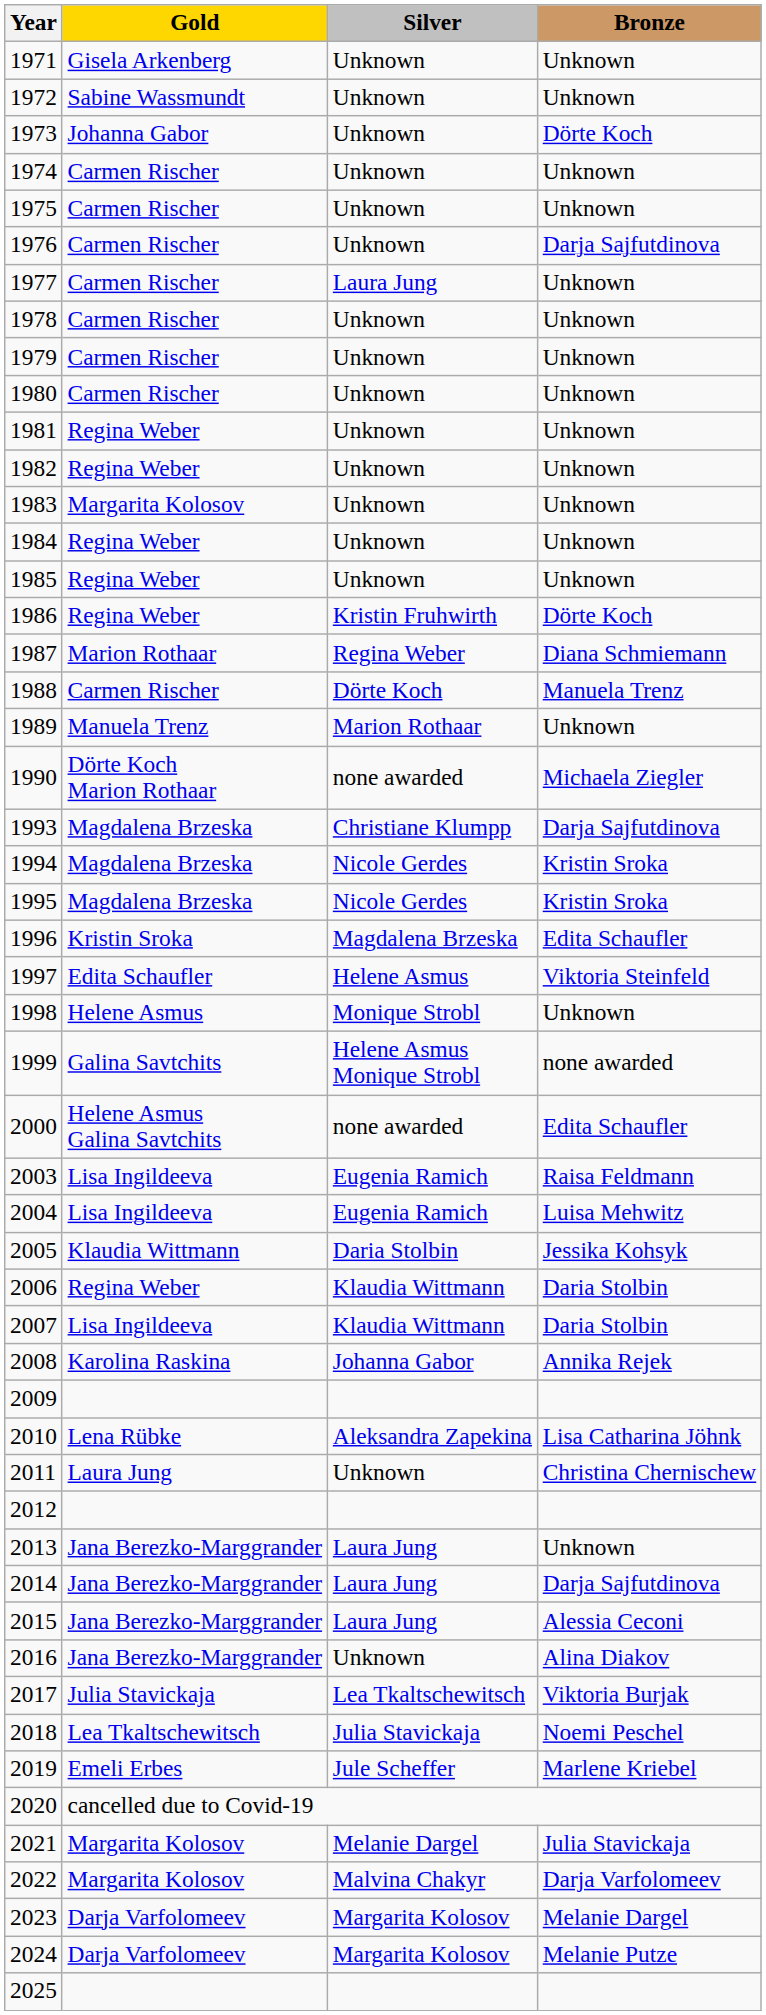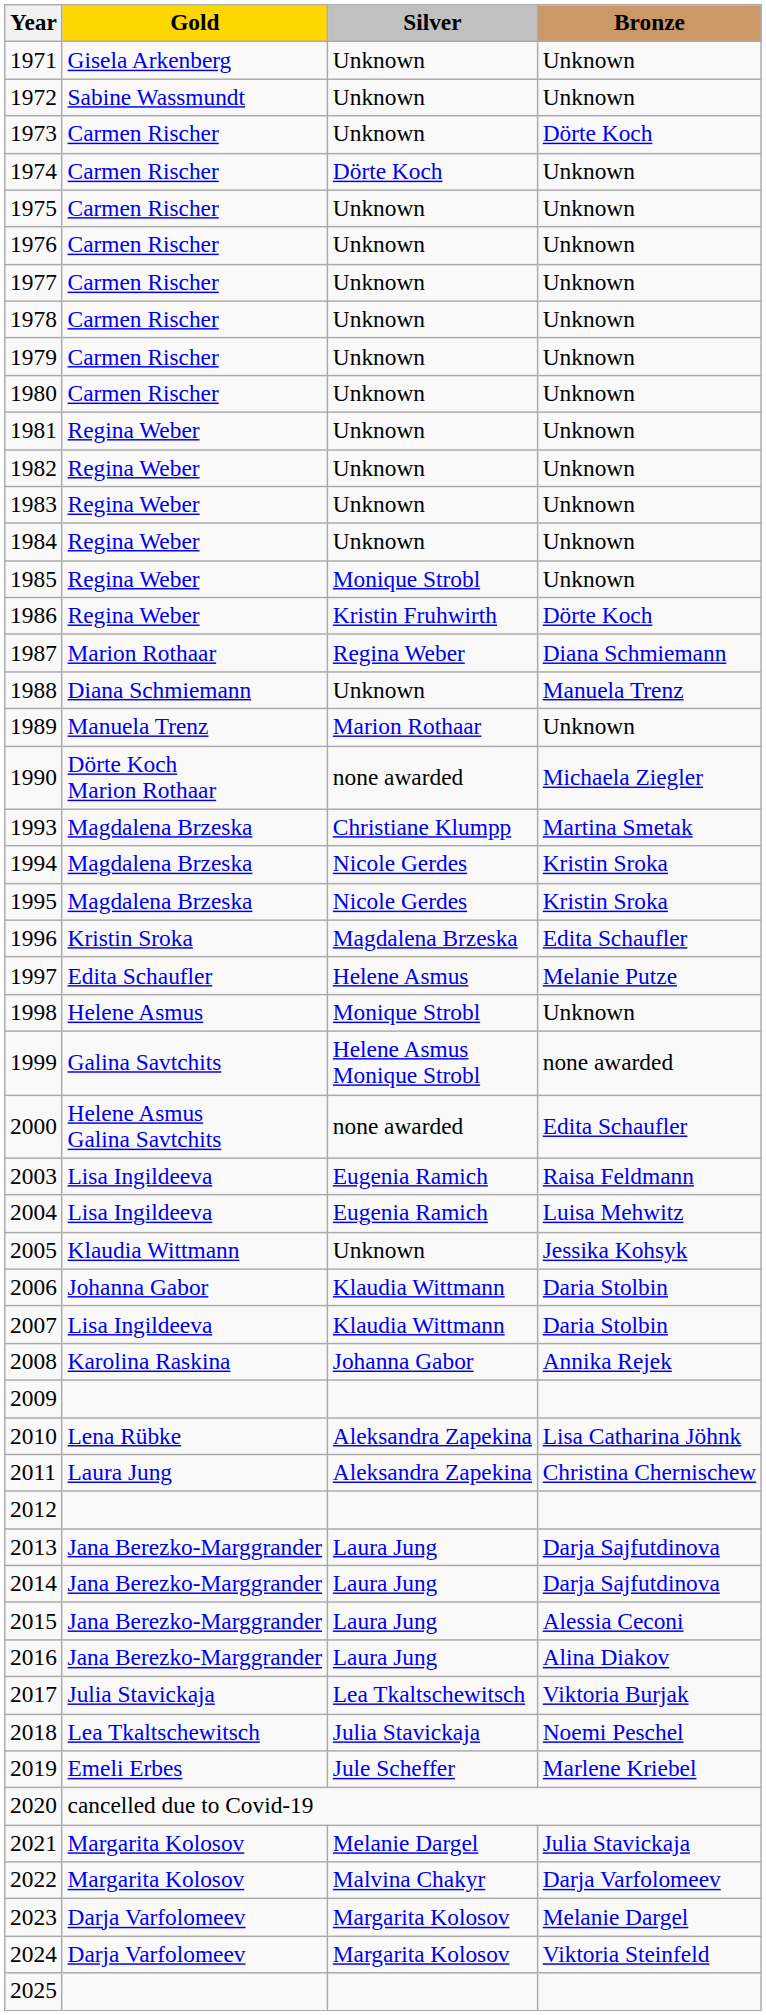(138, 134) Johanna Gabor -> (143, 134) Carmen Rischer
(379, 171) Unknown -> (388, 171) Dörte Koch
(631, 245) Darja Sajfutdinova -> (589, 245) Unknown
(385, 282) Laura Jung -> (379, 282) Unknown
(156, 504) Margarita Kolosov -> (134, 504) Regina Weber
(379, 578) Unknown -> (406, 578) Monique Strobl
(143, 689) Carmen Rischer -> (159, 689) Diana Schmiemann
(388, 689) Dörte Koch -> (379, 689) Unknown
(631, 827) Darja Sajfutdinova -> (618, 827) Martina Smetak
(626, 975) Viktoria Steinfeld -> (610, 975) Melanie Putze
(395, 1250) Daria Stolbin -> (379, 1250) Unknown
(134, 1287) Regina Weber -> (138, 1287) Johanna Gabor
(379, 1472) Unknown -> (432, 1472) Aleksandra Zapekina
(589, 1546) Unknown -> (631, 1546) Darja Sajfutdinova
(379, 1657) Unknown -> (385, 1657) Laura Jung
(610, 1954) Melanie Putze -> (626, 1954) Viktoria Steinfeld
